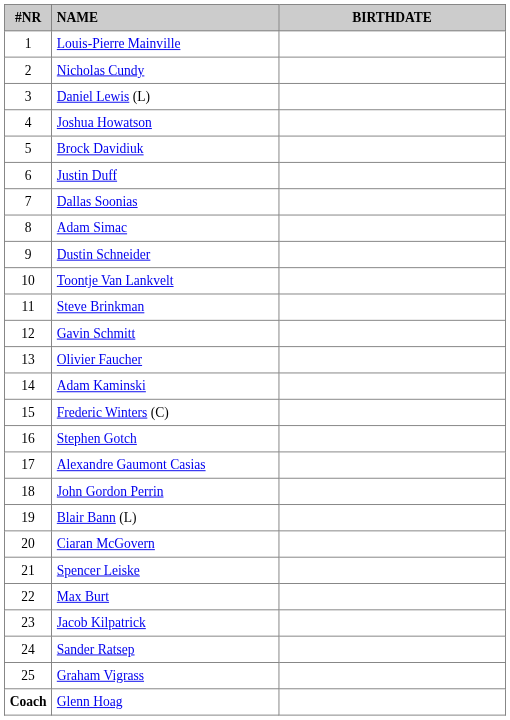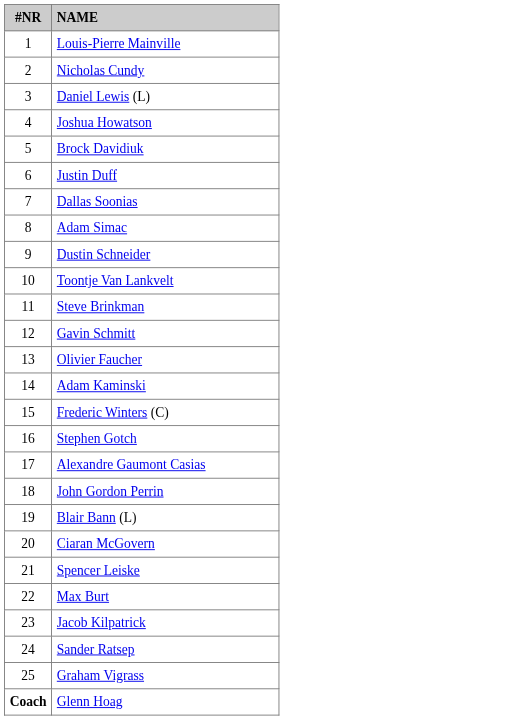- column: (392, 17)
